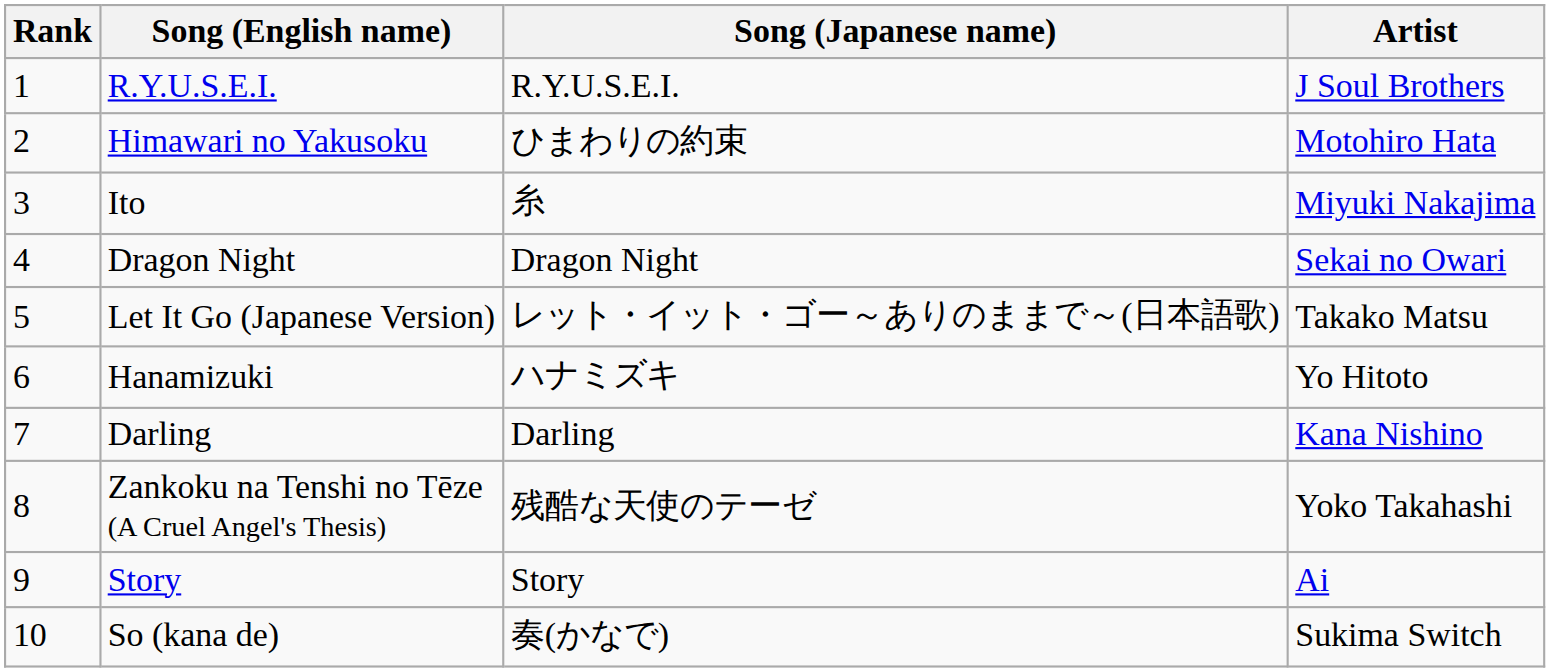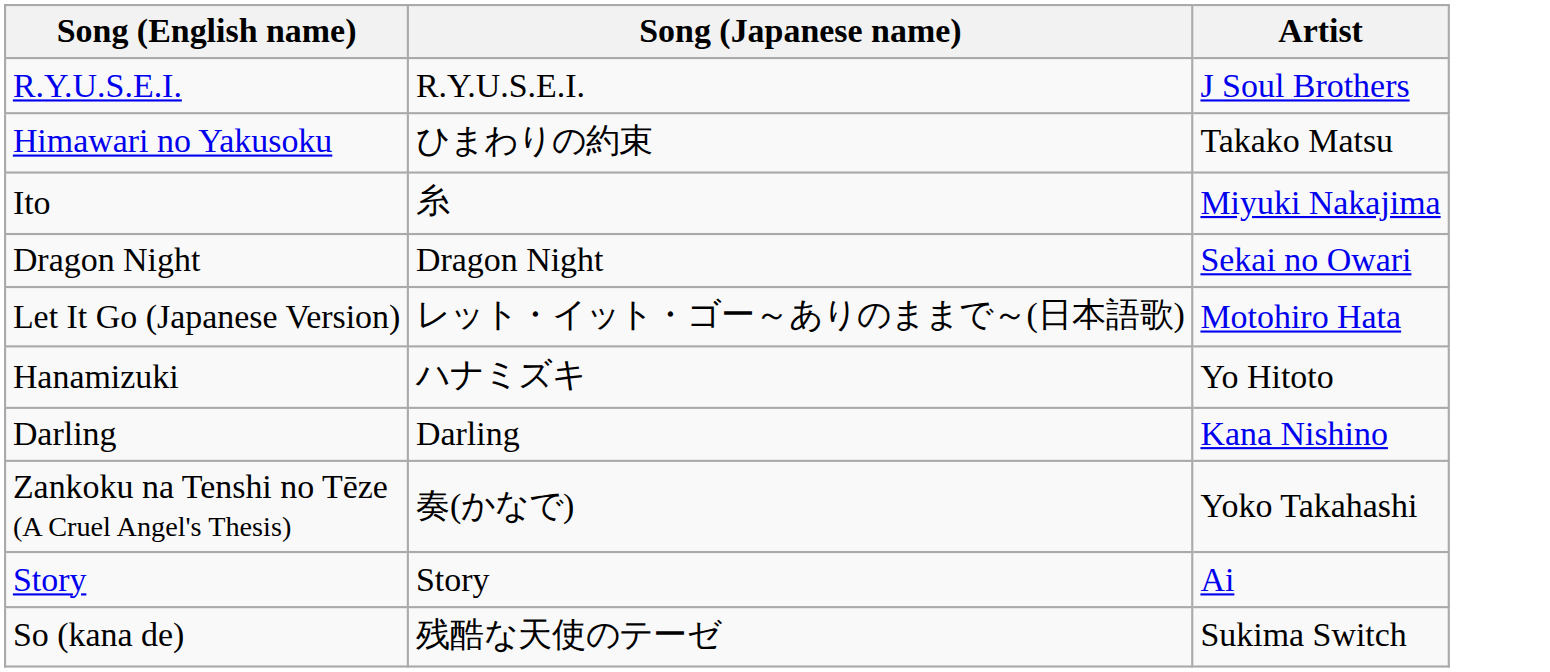- column: (52, 31)
(1396, 142) Motohiro Hata -> (1297, 142) Takako Matsu
(1392, 316) Takako Matsu -> (1301, 316) Motohiro Hata
(663, 505) 残酷な天使のテーゼ -> (495, 505) 奏(かなで)
(590, 635) 奏(かなで) -> (569, 635) 残酷な天使のテーゼ
